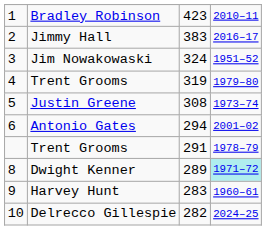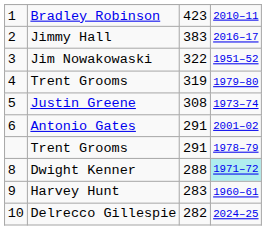(195, 60) 324 -> (195, 60) 322
(195, 126) 294 -> (195, 126) 291
(195, 170) 289 -> (195, 170) 288
